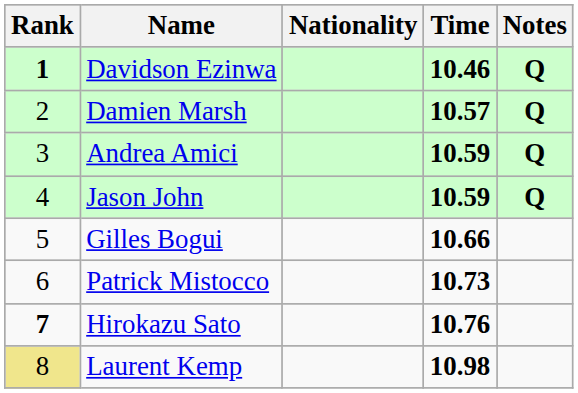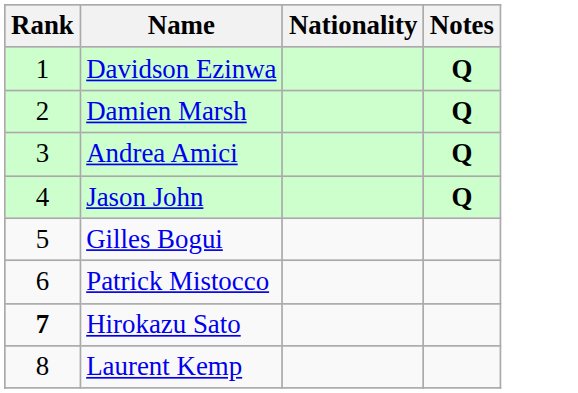- column: (460, 25)
(42, 68) bold -> (42, 68) normal
(42, 366) khaki background -> (42, 366) no background
